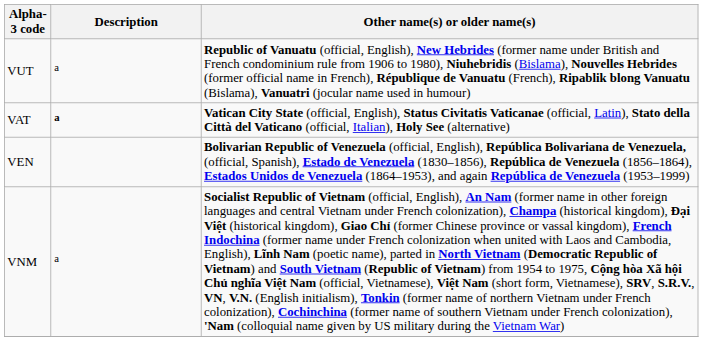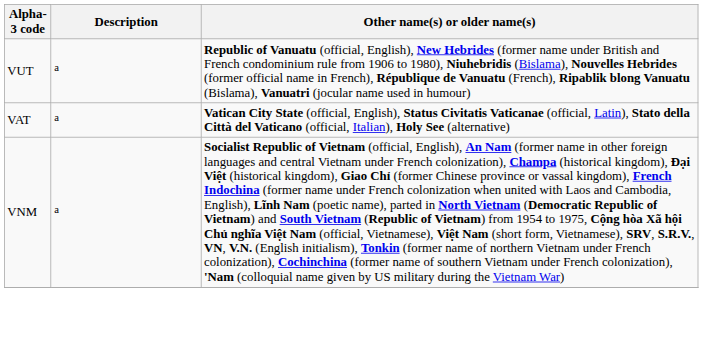(57, 120) bold -> (57, 117) normal
- row: (21, 161)
